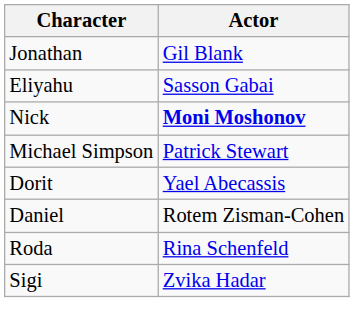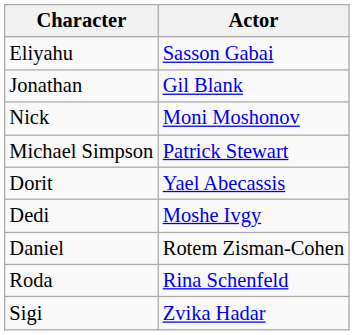rows swapped: (46, 53) <-> (41, 85)
(234, 118) bold -> (231, 118) normal
+ row: (29, 215)
